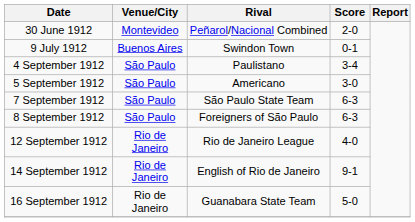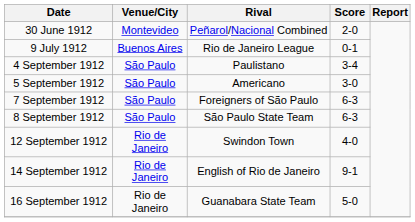(259, 48) Swindon Town -> (259, 48) Rio de Janeiro League
(259, 100) São Paulo State Team -> (259, 100) Foreigners of São Paulo
(259, 118) Foreigners of São Paulo -> (259, 118) São Paulo State Team
(259, 142) Rio de Janeiro League -> (259, 142) Swindon Town
